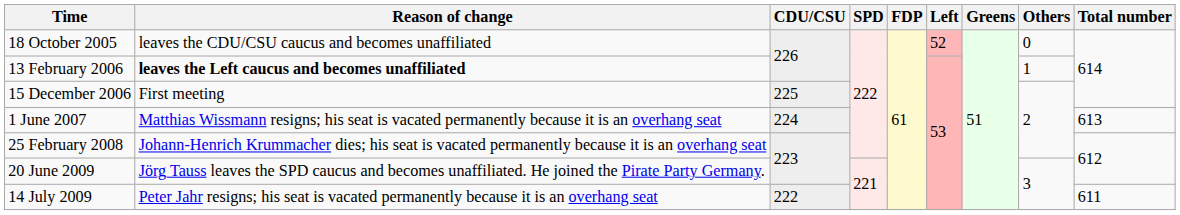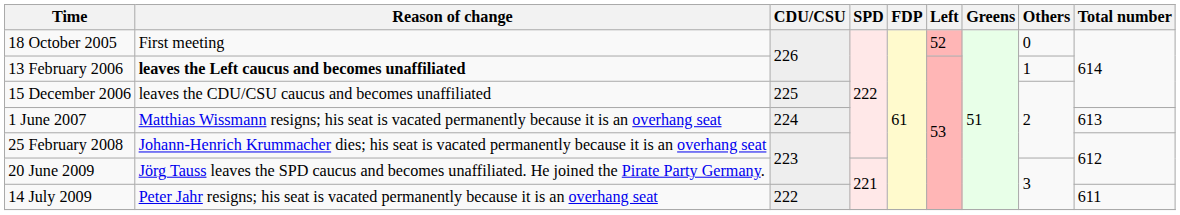(315, 42) leaves the CDU/CSU caucus and becomes unaffiliated -> (181, 42) First meeting
(181, 94) First meeting -> (315, 94) leaves the CDU/CSU caucus and becomes unaffiliated
